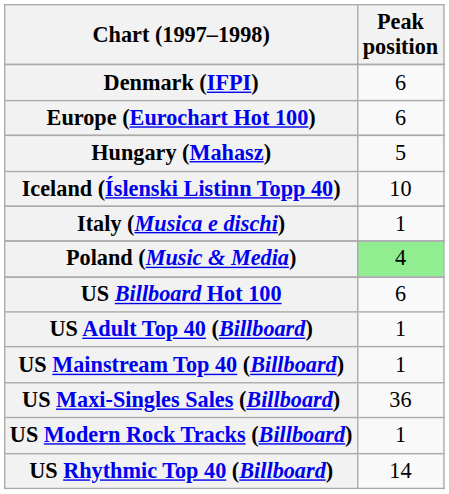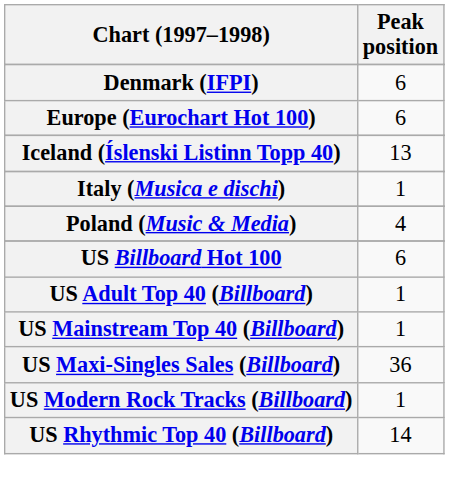- row: (181, 152)
(400, 188) 10 -> (400, 152) 13
(400, 258) lightgreen background -> (400, 223) no background
